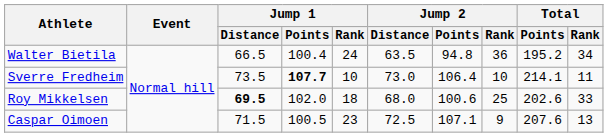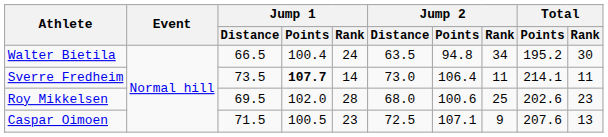(500, 56) 36 -> (500, 56) 34
(585, 56) 34 -> (585, 56) 30
(350, 77) 10 -> (350, 77) 14
(500, 77) 10 -> (500, 77) 11
(250, 99) bold -> (250, 99) normal
(350, 99) 18 -> (350, 99) 28
(585, 99) 33 -> (585, 99) 23
